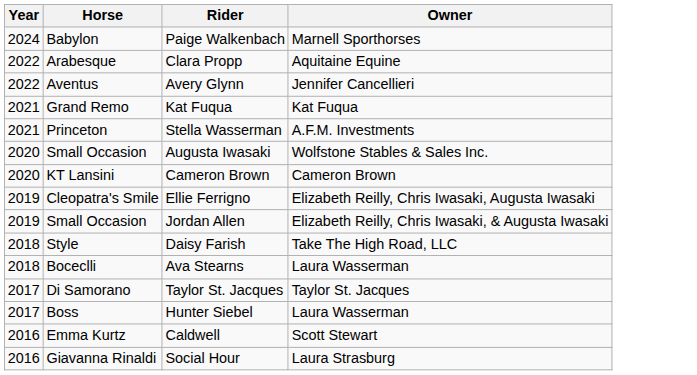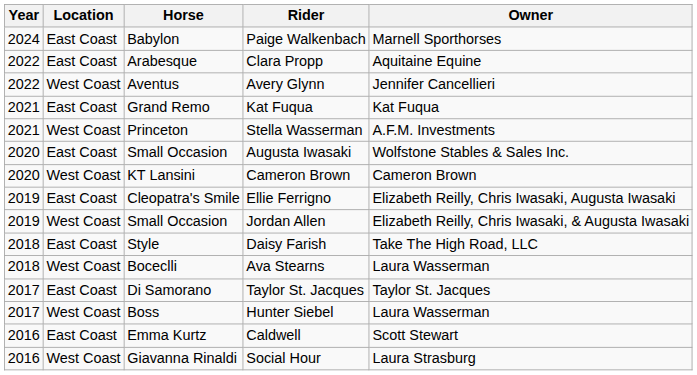+ column: (84, 15)
